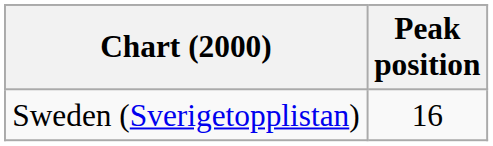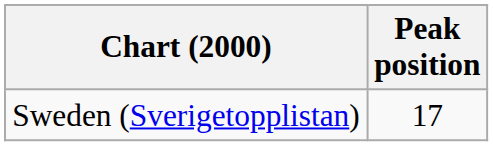(427, 114) 16 -> (427, 114) 17
